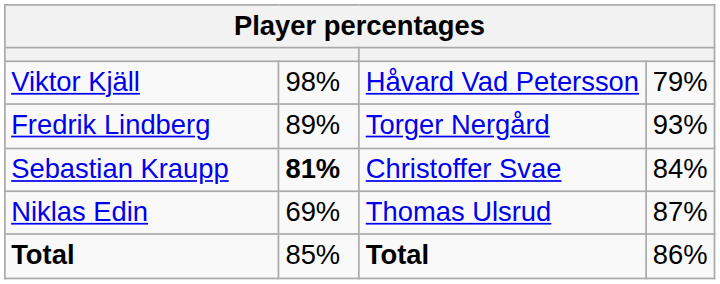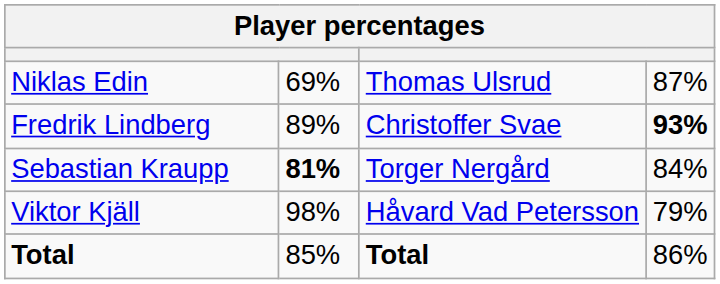rows swapped: (76, 82) <-> (80, 212)
(458, 125) Torger Nergård -> (464, 125) Christoffer Svae
(680, 125) normal -> (680, 125) bold
(464, 168) Christoffer Svae -> (458, 168) Torger Nergård
